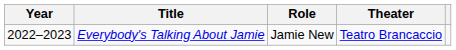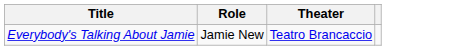- column: (39, 14)
